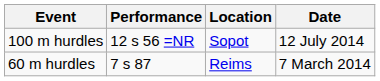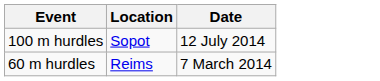- column: (156, 17)
